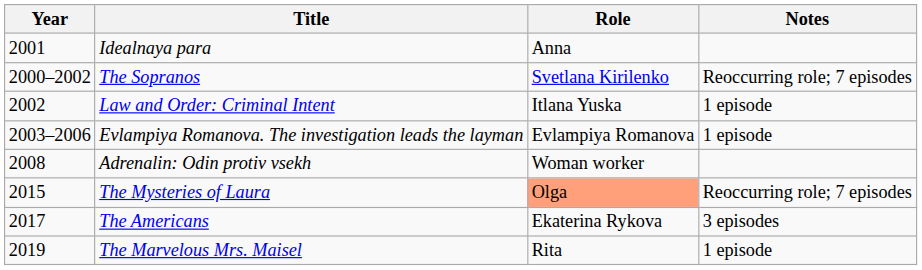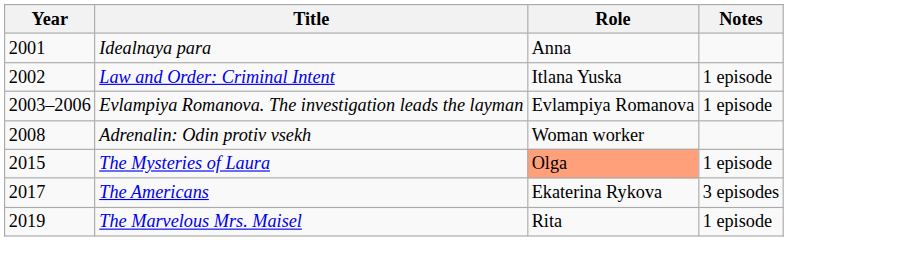- row: (150, 76)
(807, 192) Reoccurring role; 7 episodes -> (737, 163) 1 episode
